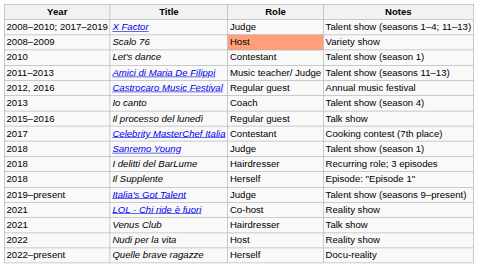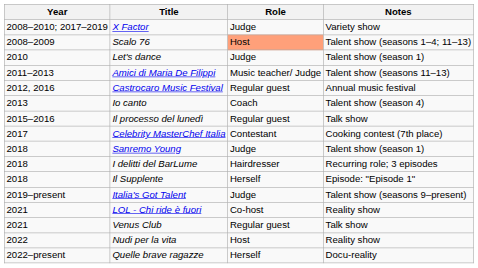(398, 27) Talent show (seasons 1–4; 11–13) -> (353, 27) Variety show
(353, 42) Variety show -> (398, 42) Talent show (seasons 1–4; 11–13)
(253, 57) Contestant -> (243, 57) Judge
(255, 225) Hairdresser -> (260, 225) Regular guest
